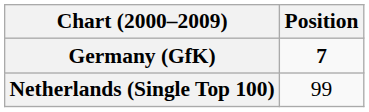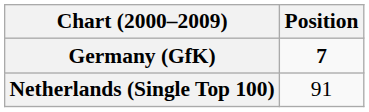(321, 89) 99 -> (321, 89) 91
